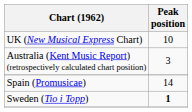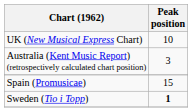(168, 83) 14 -> (168, 83) 15
